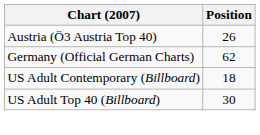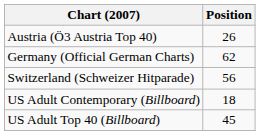+ row: (101, 78)
(229, 99) 30 -> (229, 120) 45
